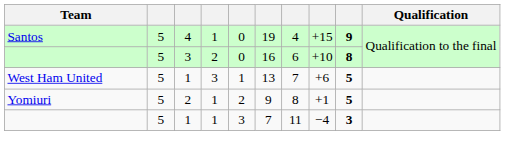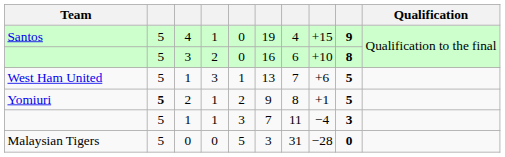(161, 99) normal -> (161, 99) bold
+ row: (53, 141)
